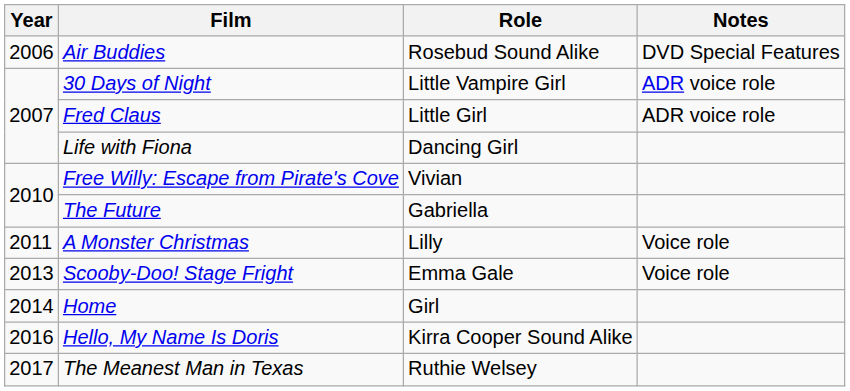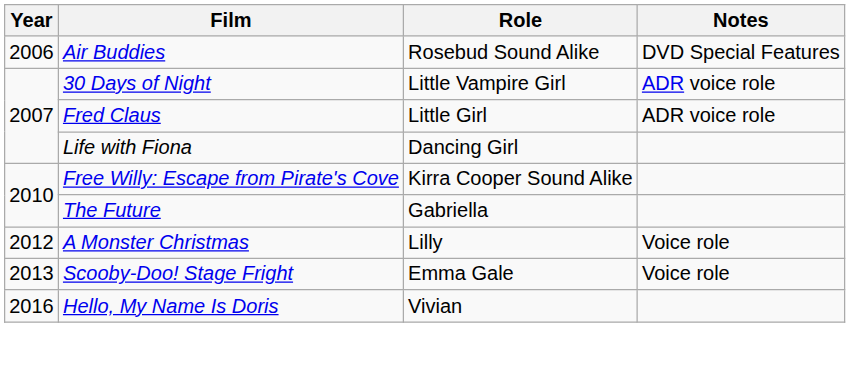(435, 178) Vivian -> (520, 178) Kirra Cooper Sound Alike
(31, 242) 2011 -> (31, 242) 2012
- row: (90, 305)
(520, 337) Kirra Cooper Sound Alike -> (435, 305) Vivian
- row: (183, 369)
